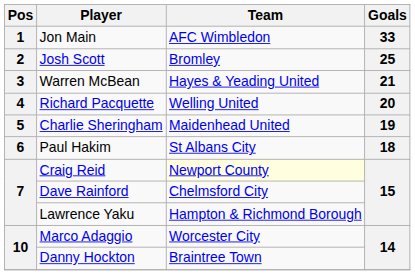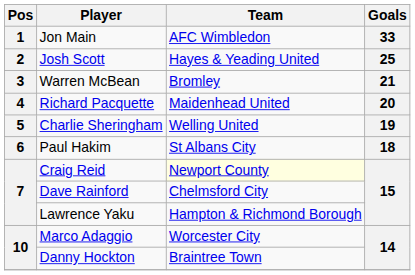(195, 59) Bromley -> (244, 59) Hayes & Yeading United
(244, 81) Hayes & Yeading United -> (195, 81) Bromley
(214, 103) Welling United -> (229, 103) Maidenhead United
(229, 125) Maidenhead United -> (214, 125) Welling United
